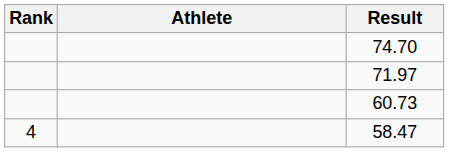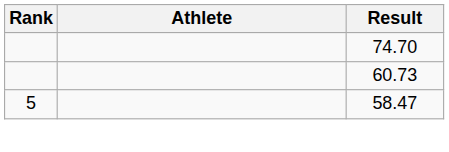- row: (395, 75)
(31, 132) 4 -> (31, 103) 5
